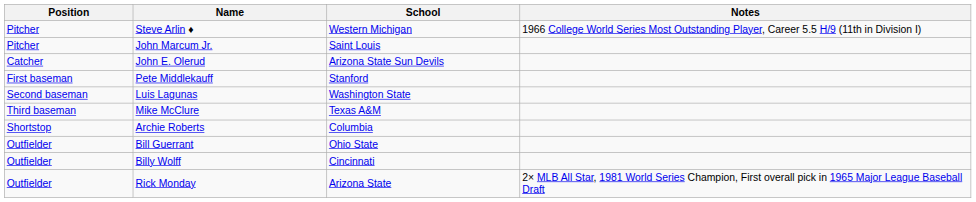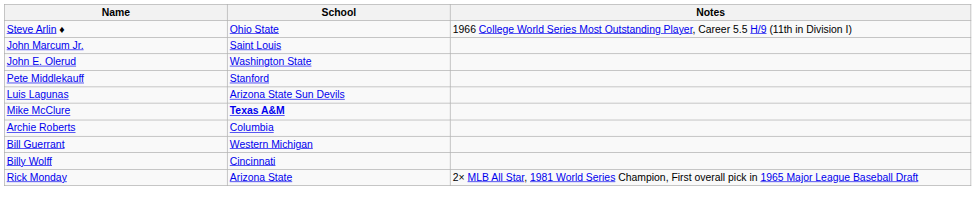- column: (69, 12)
(370, 29) Western Michigan -> (254, 29) Ohio State
(386, 62) Arizona State Sun Devils -> (271, 62) Washington State
(370, 95) Washington State -> (287, 95) Arizona State Sun Devils
(355, 111) normal -> (257, 111) bold
(353, 144) Ohio State -> (271, 144) Western Michigan
